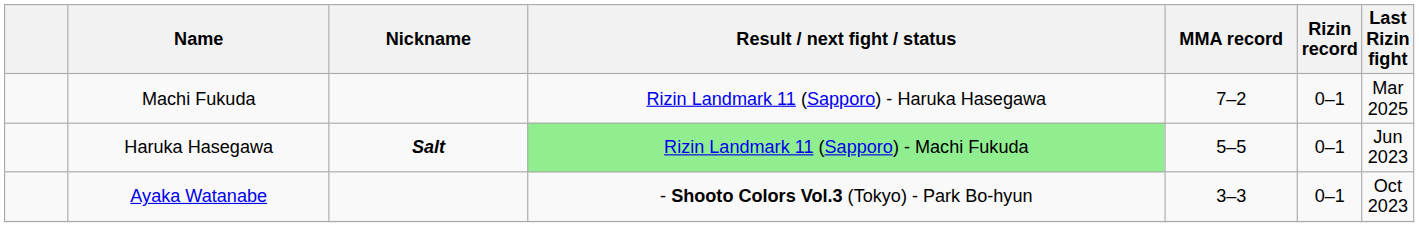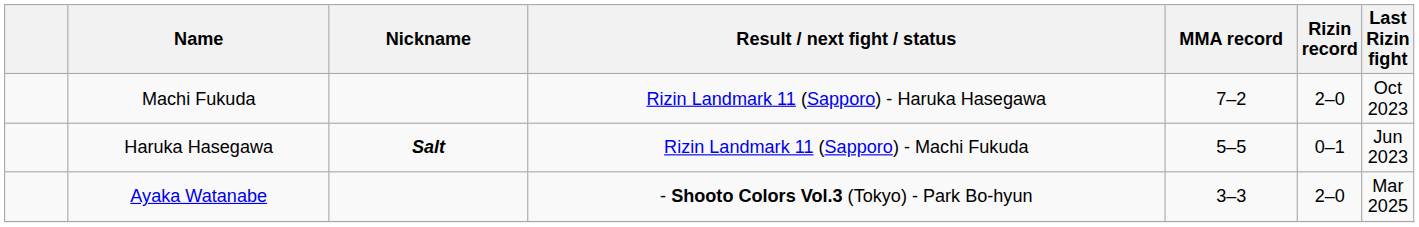(1330, 98) 0–1 -> (1330, 98) 2–0
(1388, 98) Mar 2025 -> (1388, 98) Oct 2023
(846, 147) lightgreen background -> (846, 147) no background
(1330, 196) 0–1 -> (1330, 196) 2–0
(1388, 196) Oct 2023 -> (1388, 196) Mar 2025
